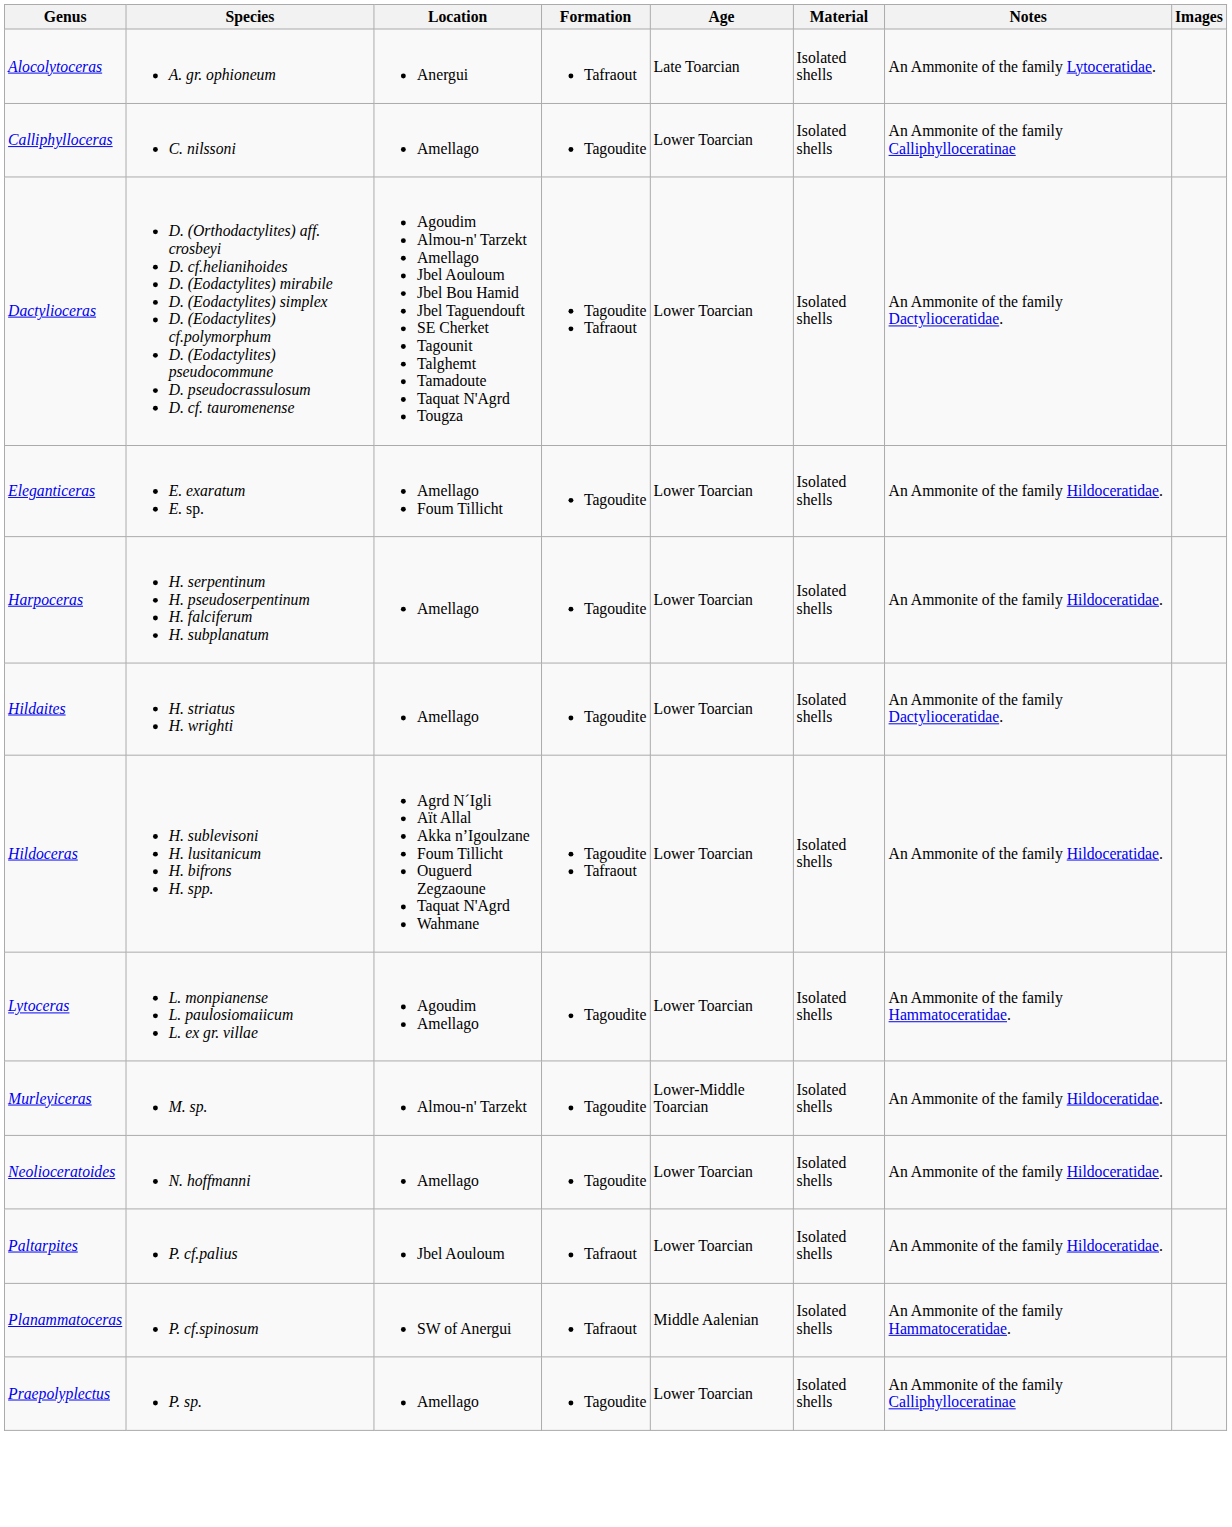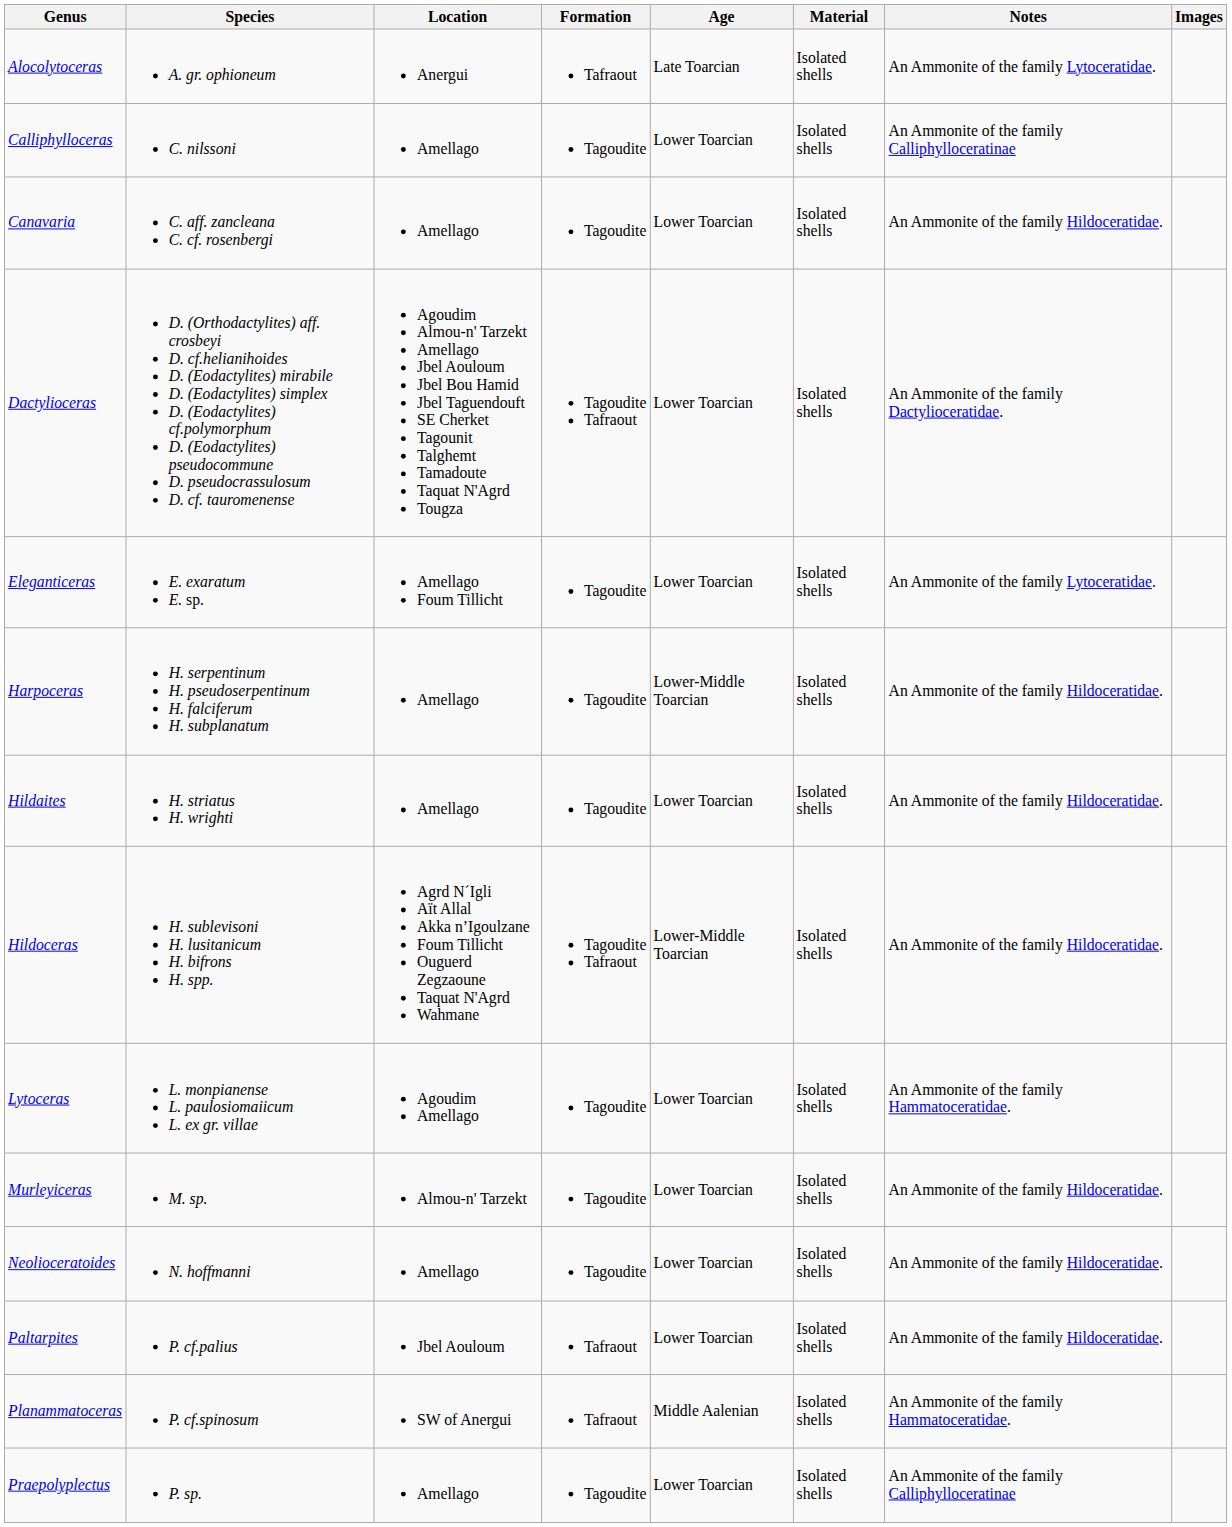+ row: (42, 222)
(1026, 490) An Ammonite of the family Hildoceratidae. -> (1022, 582) An Ammonite of the family Lytoceratidae.
(703, 599) Lower Toarcian -> (699, 691) Lower-Middle Toarcian
(976, 709) An Ammonite of the family Dactylioceratidae. -> (1026, 800) An Ammonite of the family Hildoceratidae.
(703, 853) Lower Toarcian -> (699, 944) Lower-Middle Toarcian
(699, 1098) Lower-Middle Toarcian -> (703, 1189) Lower Toarcian
